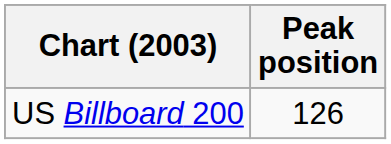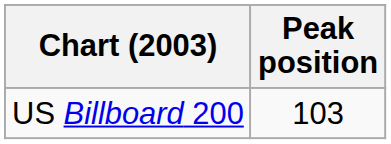(318, 112) 126 -> (318, 112) 103
